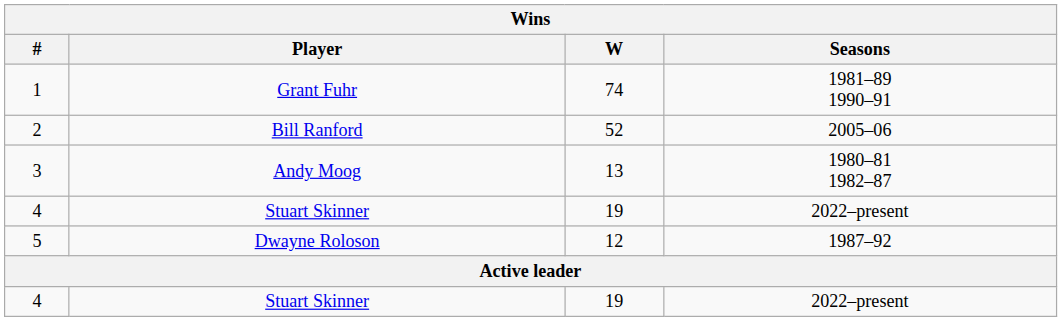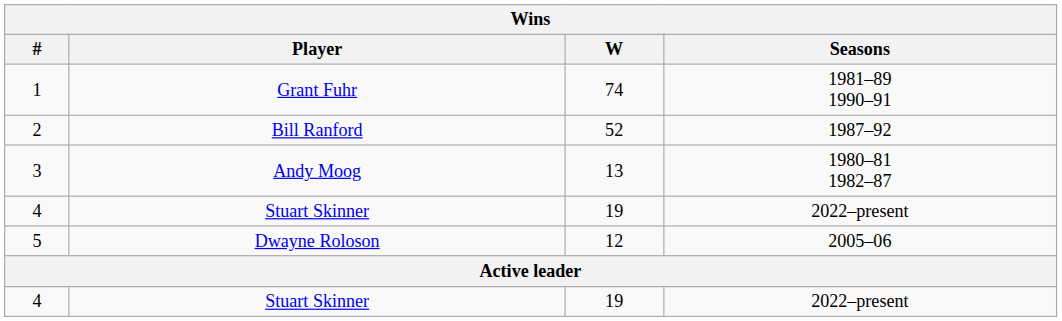(860, 130) 2005–06 -> (860, 130) 1987–92
(860, 241) 1987–92 -> (860, 241) 2005–06
